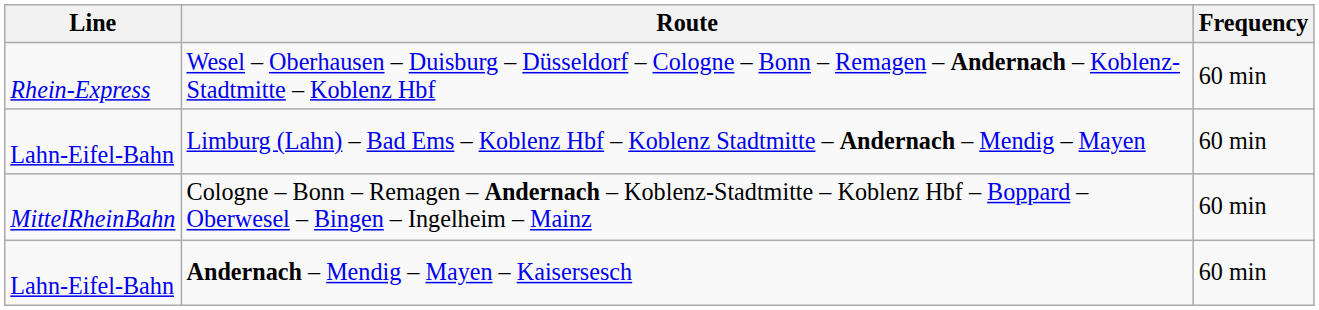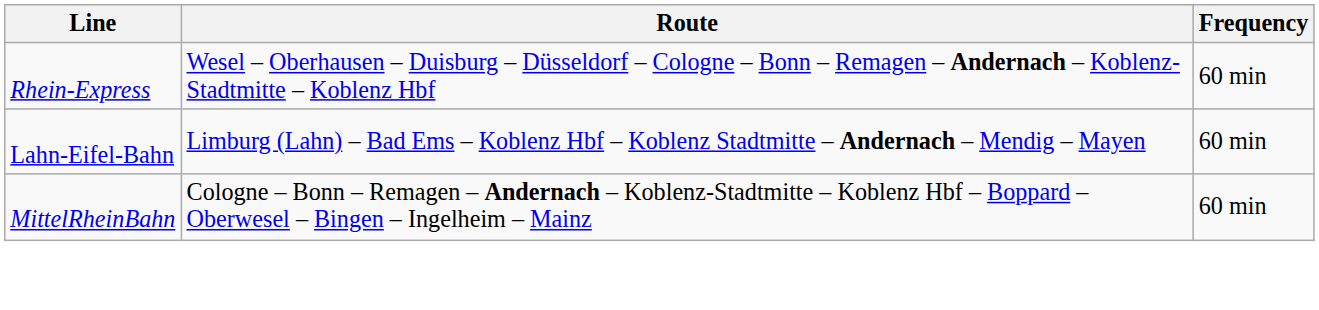- row: (409, 272)
